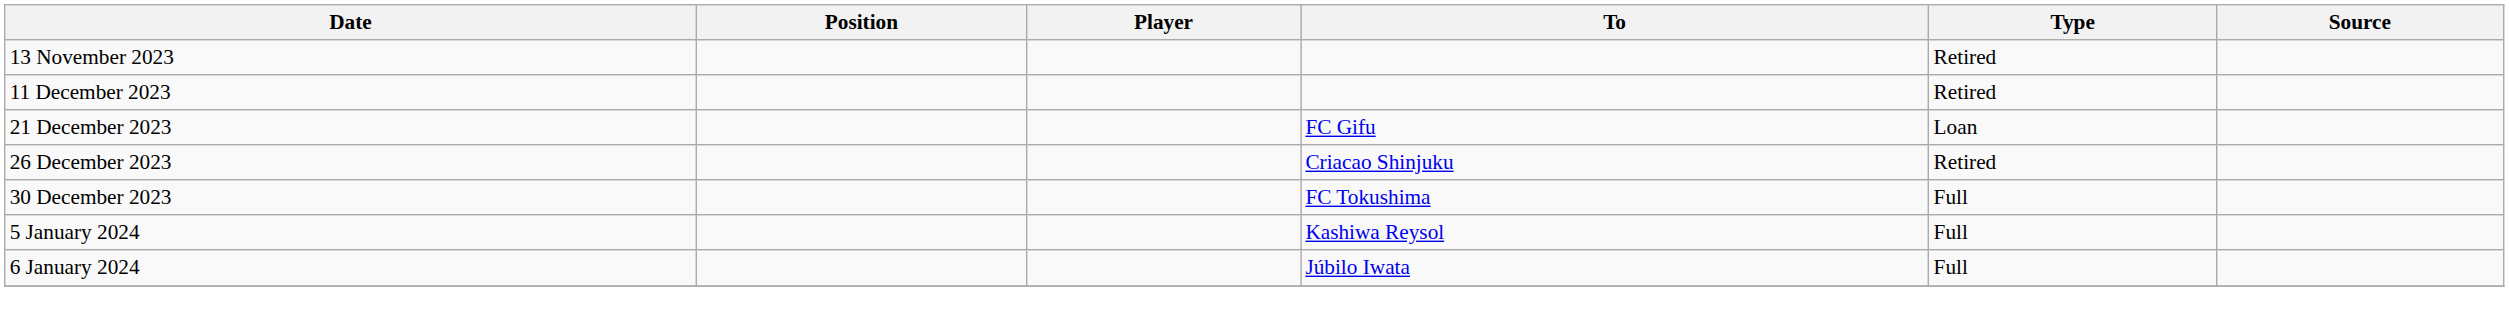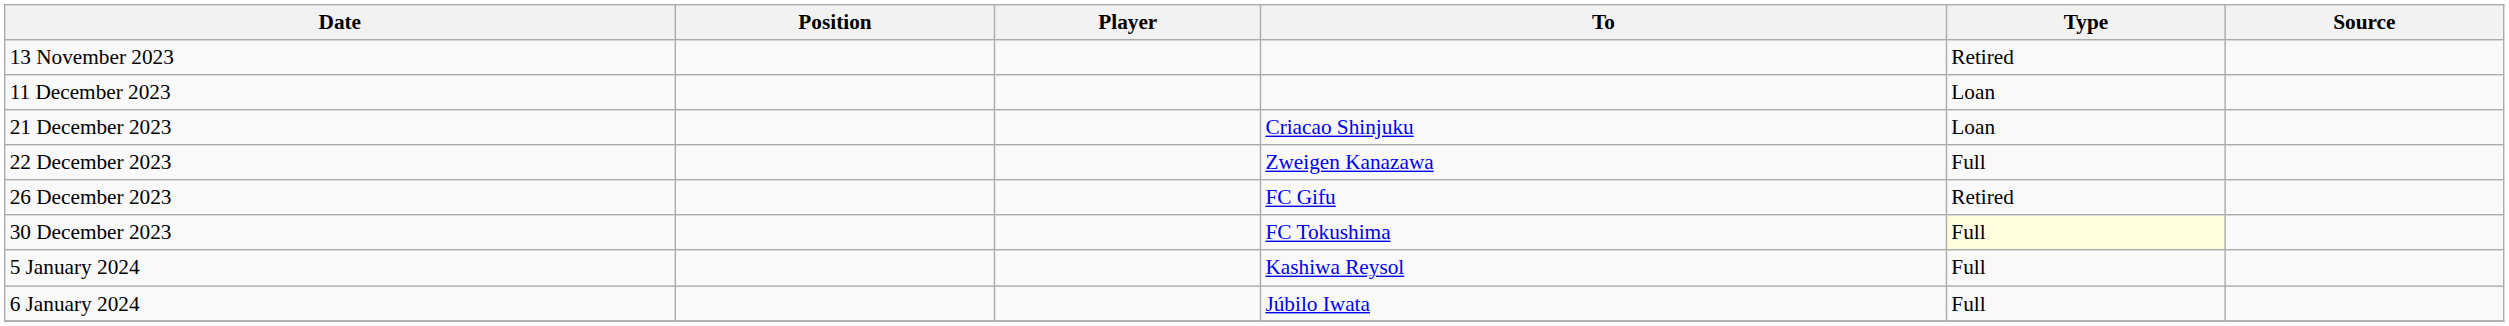(1965, 92) Retired -> (1973, 92) Loan
(1341, 127) FC Gifu -> (1340, 127) Criacao Shinjuku
+ row: (91, 162)
(1380, 162) Criacao Shinjuku -> (1301, 197) FC Gifu
(1951, 197) no background -> (1968, 232) lightyellow background
